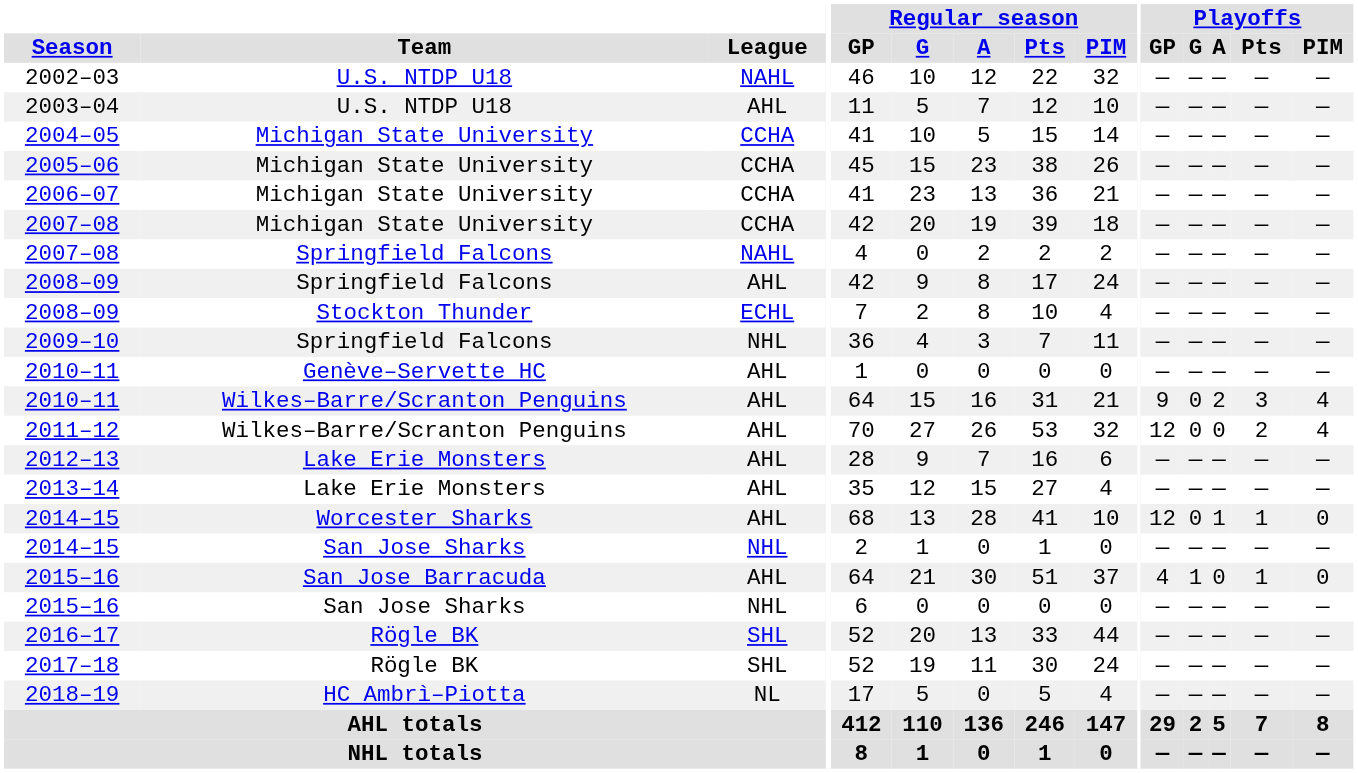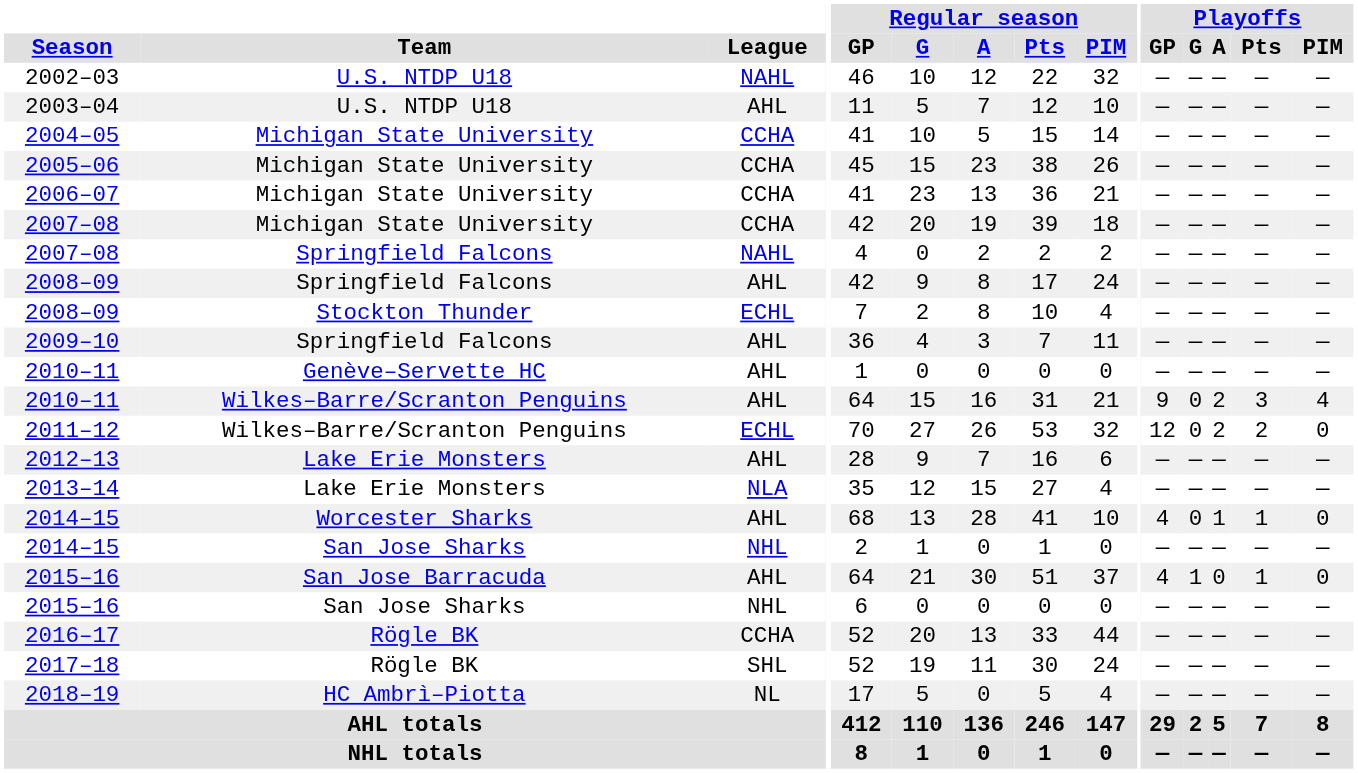(767, 342) NHL -> (767, 342) AHL
(767, 430) AHL -> (767, 430) ECHL
(1219, 430) 0 -> (1219, 430) 2
(1323, 430) 4 -> (1323, 430) 0
(767, 489) AHL -> (767, 489) NLA
(1163, 519) 12 -> (1163, 519) 4
(767, 636) SHL -> (767, 636) CCHA
